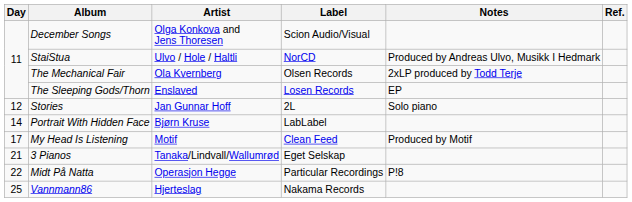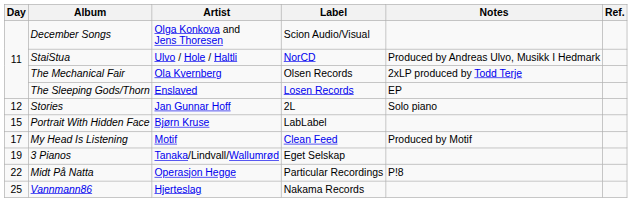(16, 123) 14 -> (16, 123) 15
(16, 156) 21 -> (16, 156) 19
